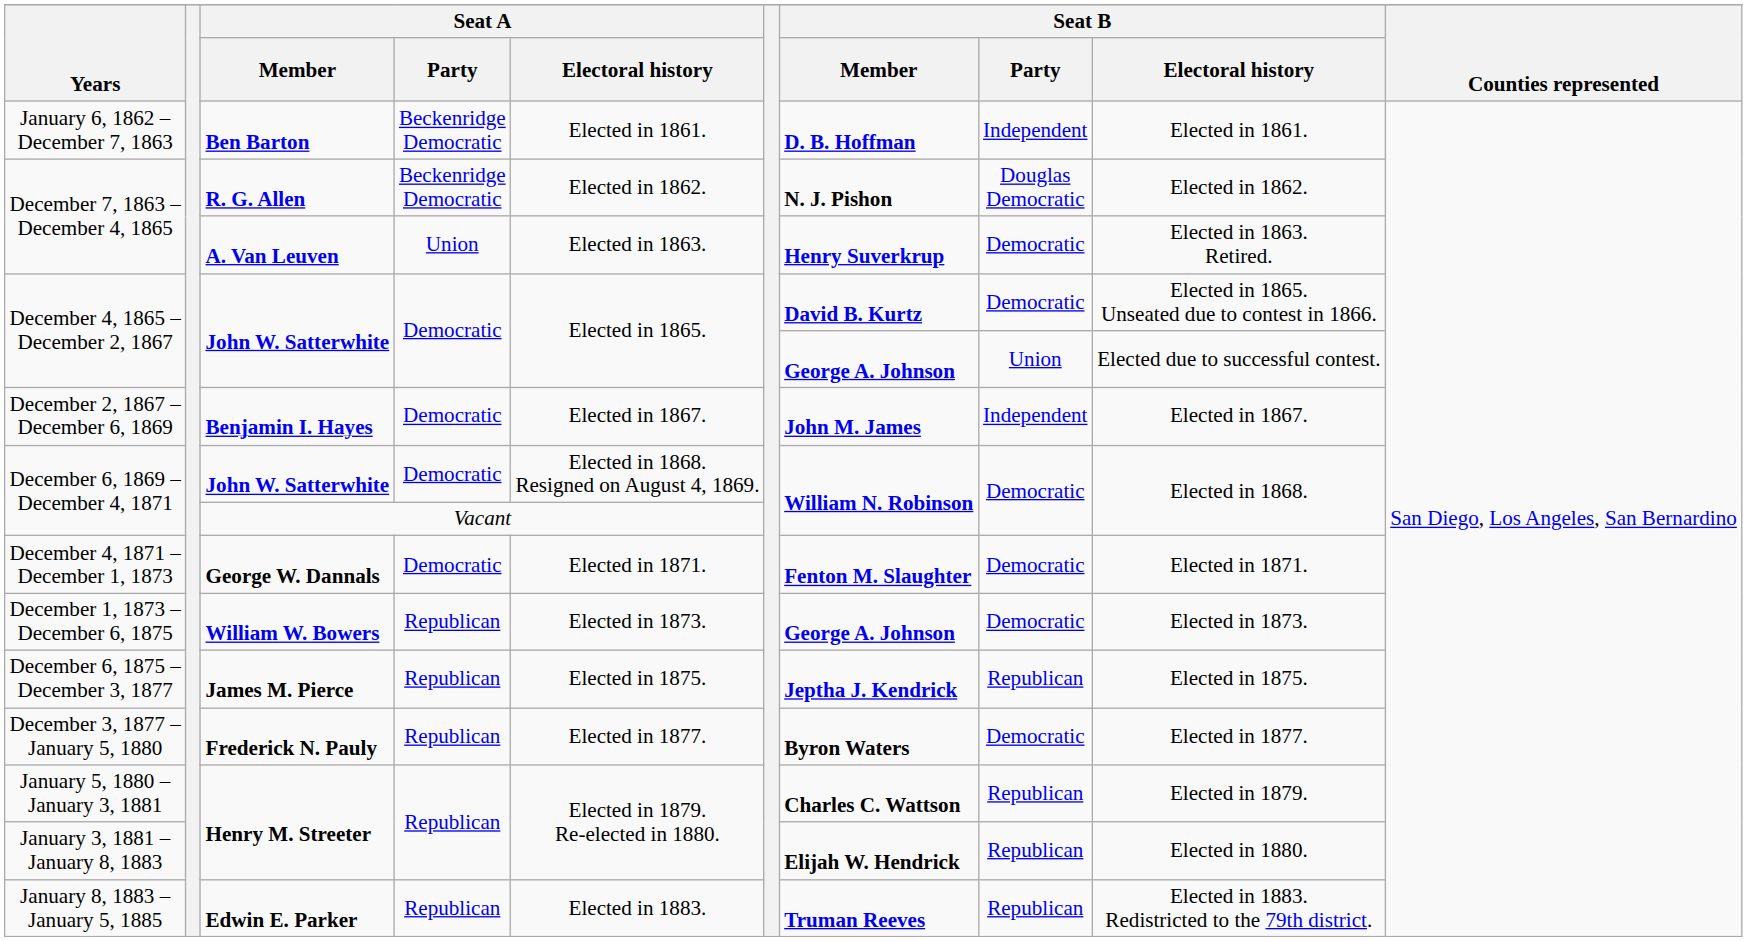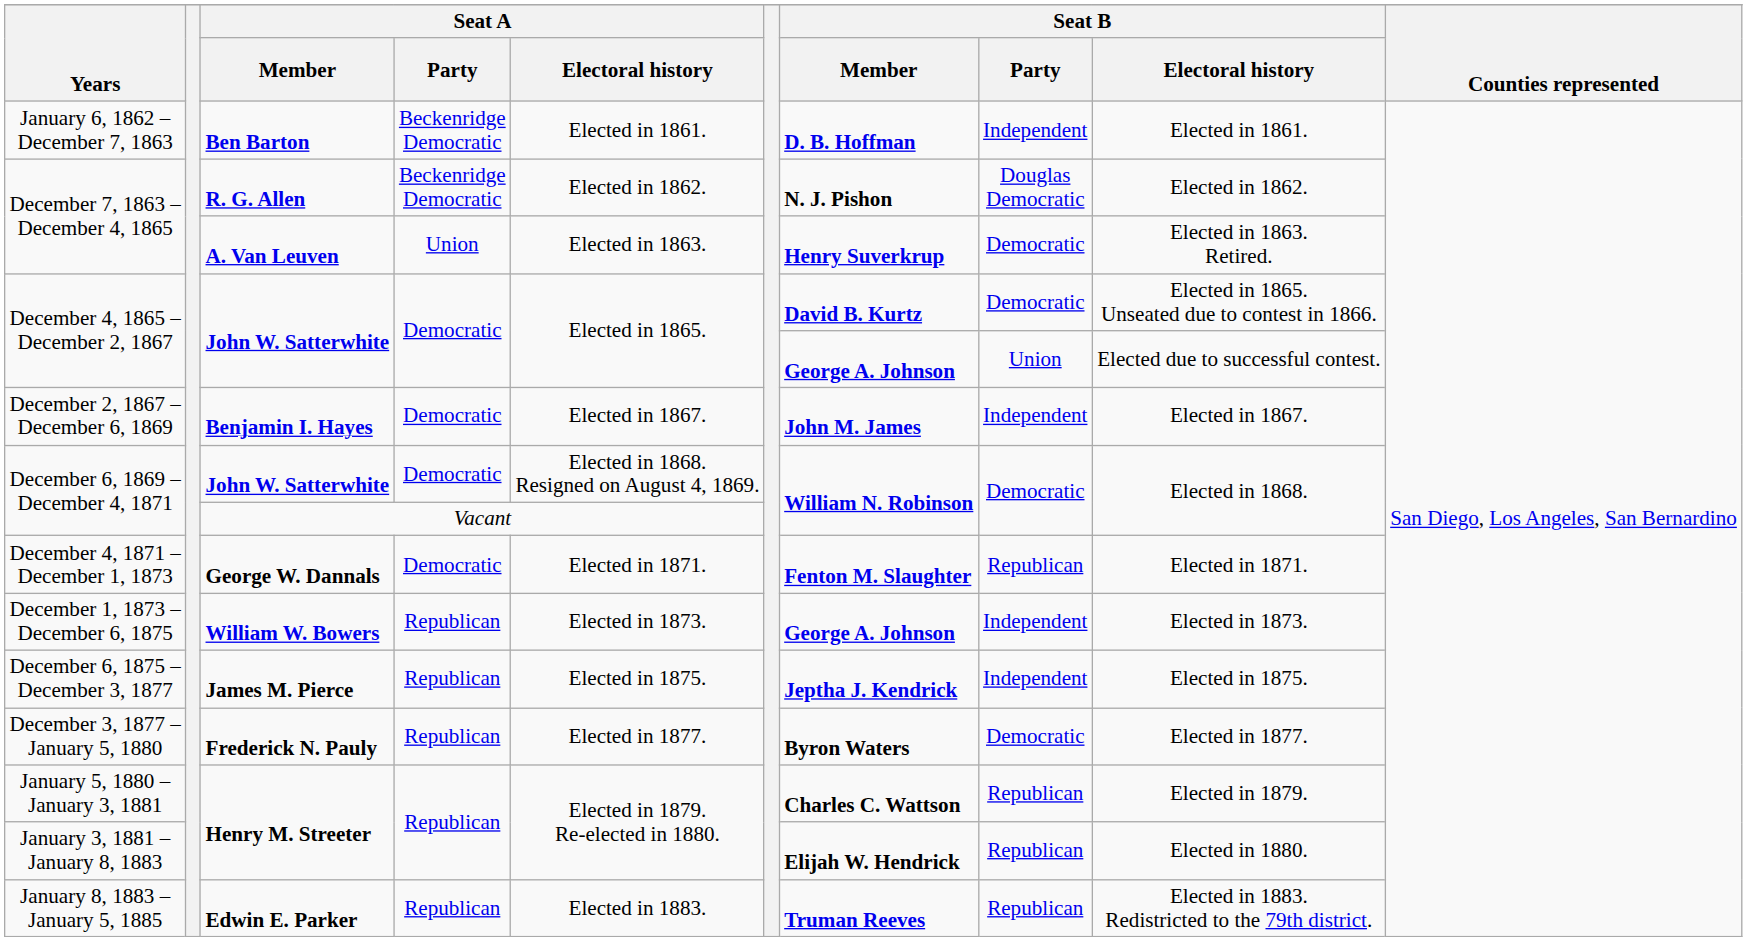(1035, 564) Democratic -> (1035, 564) Republican
(1035, 621) Democratic -> (1035, 621) Independent
(1035, 678) Republican -> (1035, 678) Independent
